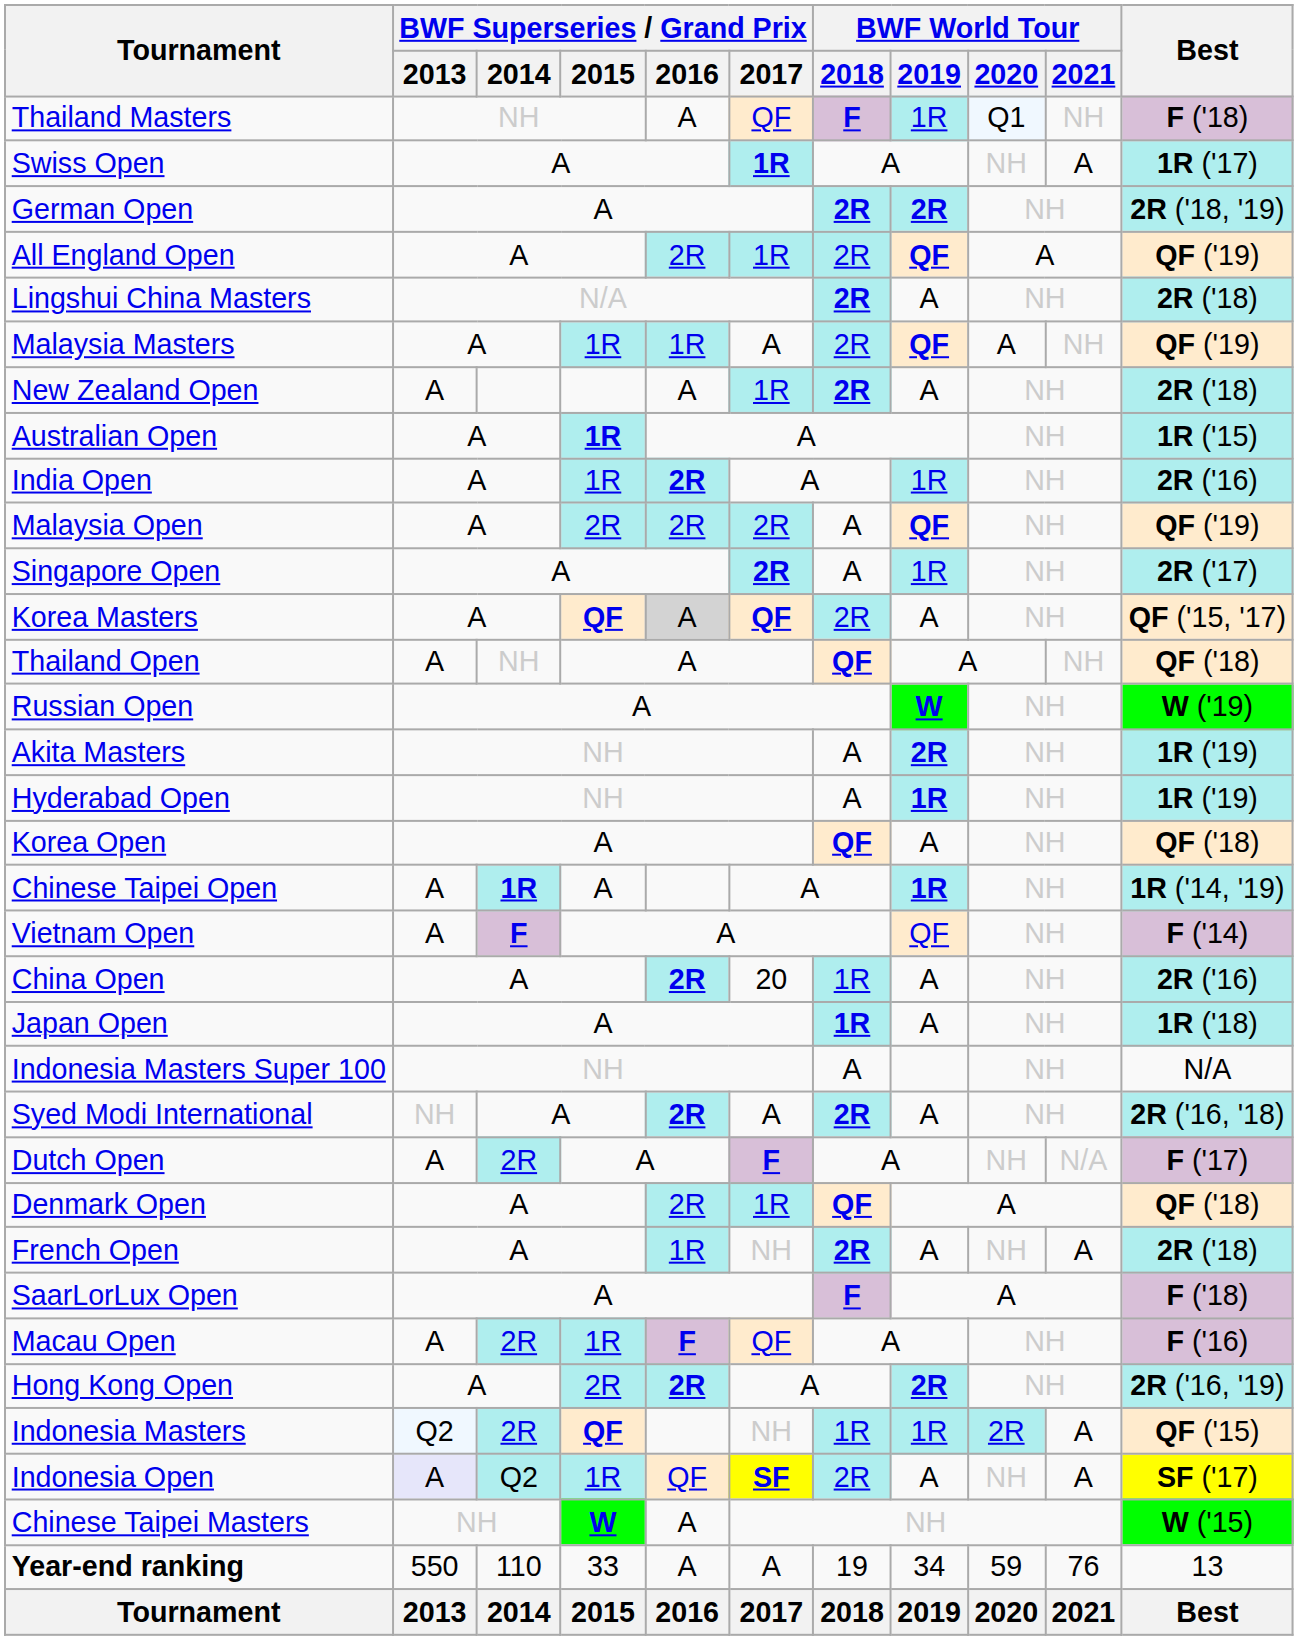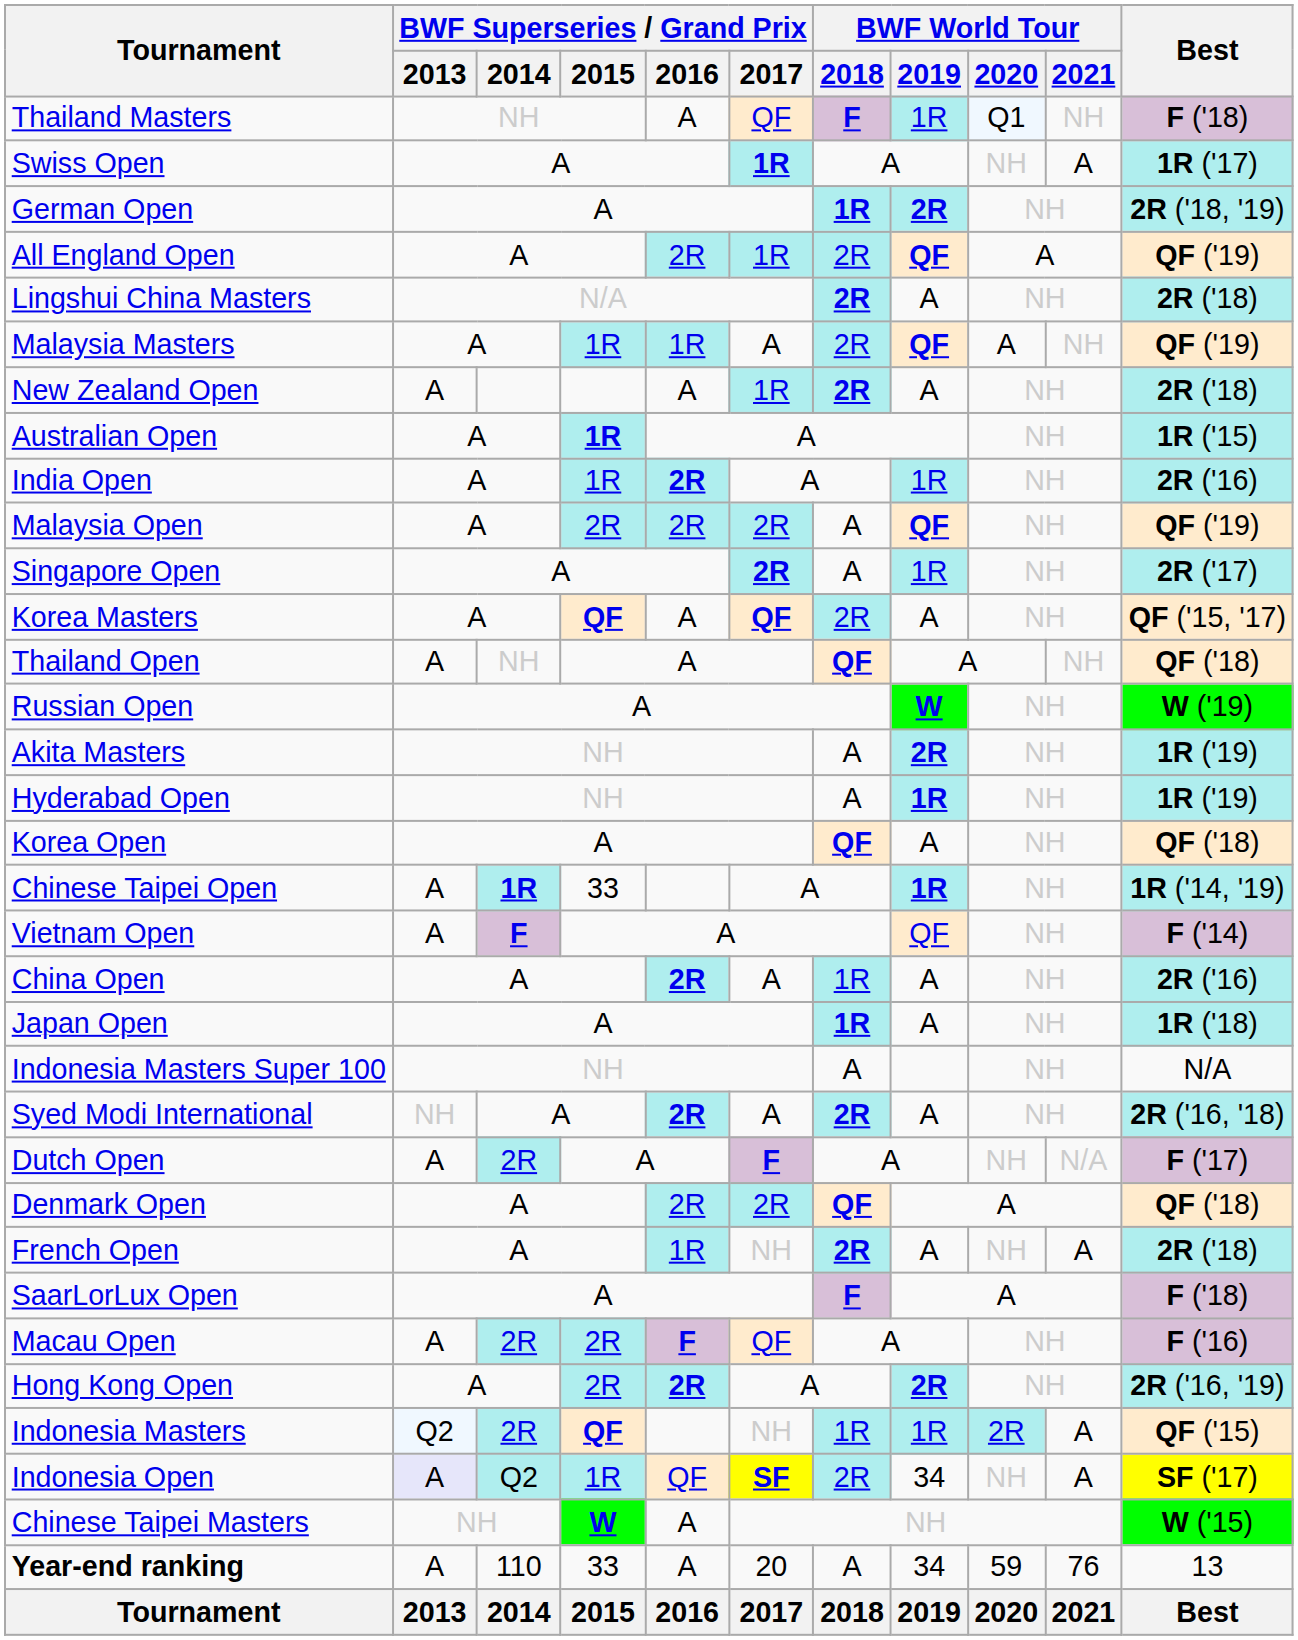(852, 209) 2R -> (852, 209) 1R
(687, 617) lightgrey background -> (687, 617) no background
(603, 888) A -> (603, 888) 33
(771, 979) 20 -> (771, 979) A
(771, 1205) 1R -> (771, 1205) 2R
(603, 1341) 1R -> (603, 1341) 2R
(929, 1477) A -> (929, 1477) 34
(435, 1567) 550 -> (435, 1567) A
(771, 1567) A -> (771, 1567) 20
(852, 1567) 19 -> (852, 1567) A
